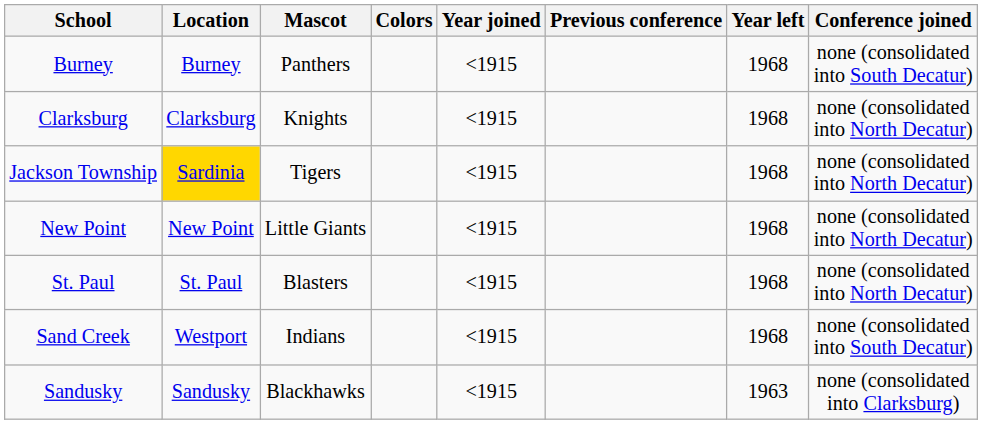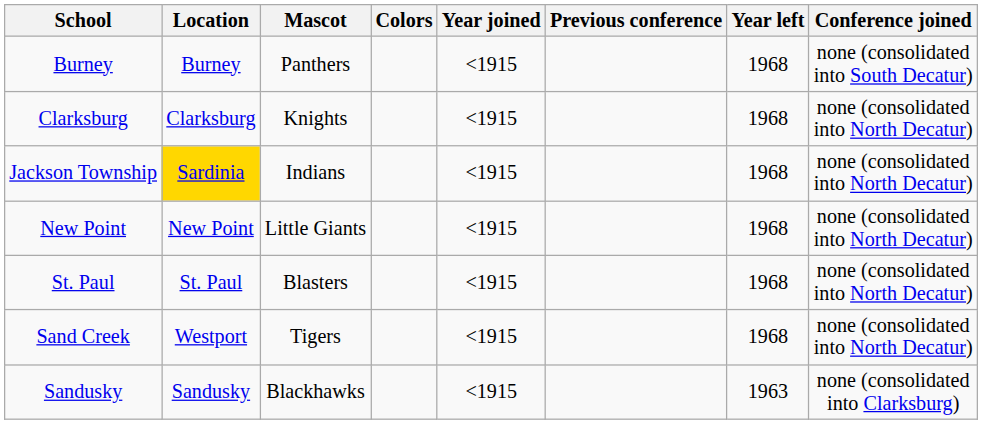(315, 173) Tigers -> (315, 173) Indians
(315, 337) Indians -> (315, 337) Tigers
(893, 337) none (consolidated into South Decatur) -> (893, 337) none (consolidated into North Decatur)
